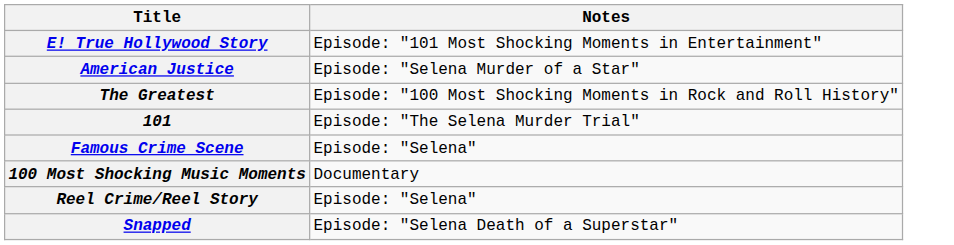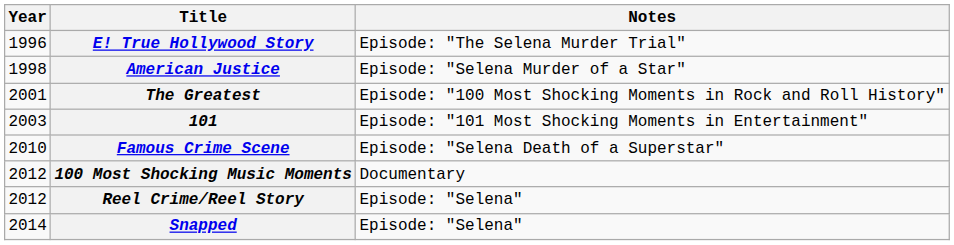+ column: (28, 18)
(568, 44) Episode: "101 Most Shocking Moments in Entertainment" -> (523, 44) Episode: "The Selena Murder Trial"
(477, 122) Episode: "The Selena Murder Trial" -> (614, 122) Episode: "101 Most Shocking Moments in Entertainment"
(395, 148) Episode: "Selena" -> (542, 148) Episode: "Selena Death of a Superstar"
(496, 226) Episode: "Selena Death of a Superstar" -> (441, 226) Episode: "Selena"
